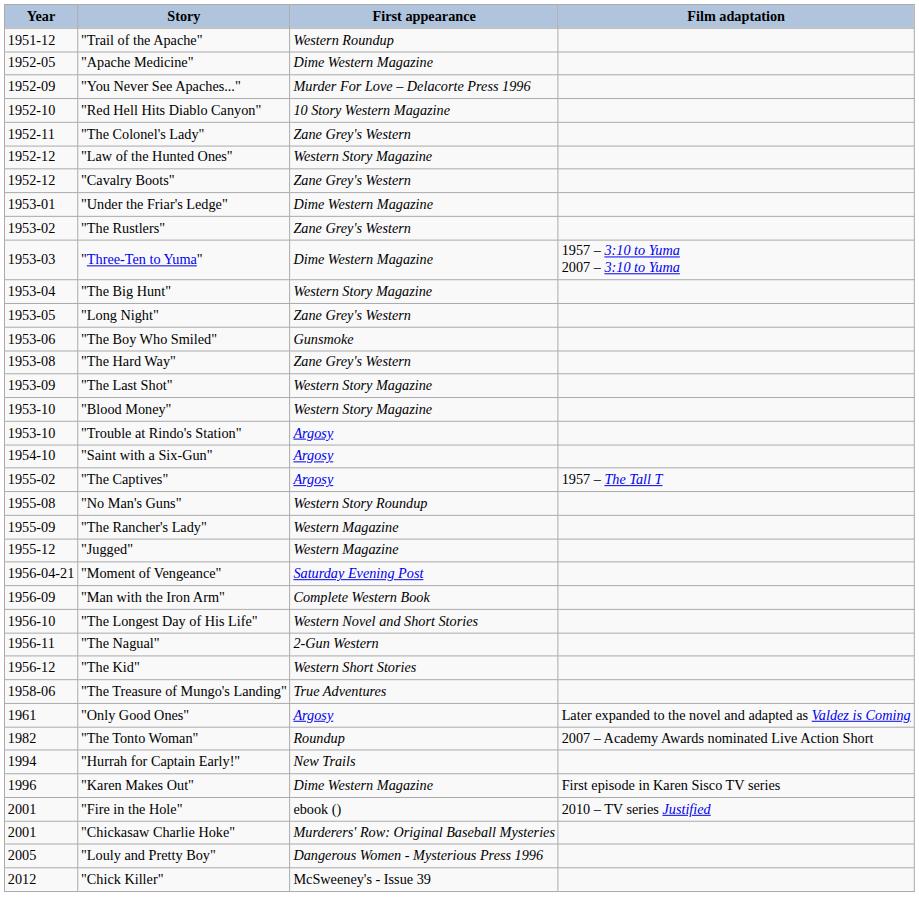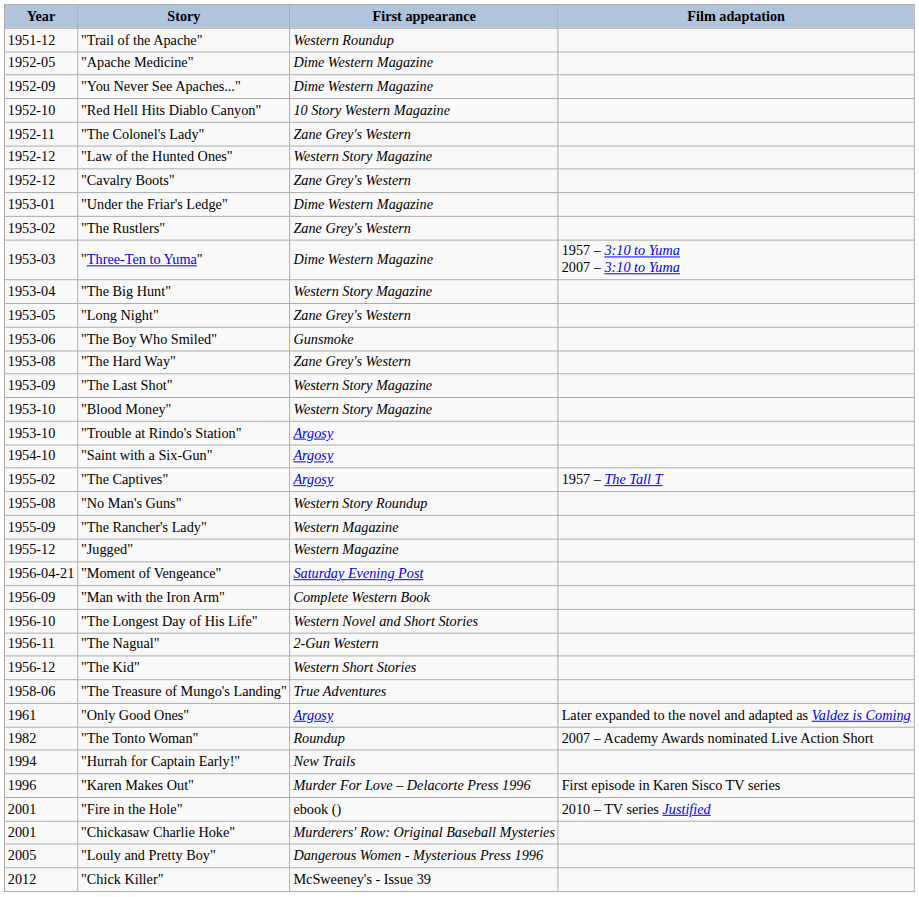(412, 87) Murder For Love – Delacorte Press 1996 -> (363, 87) Dime Western Magazine
(363, 785) Dime Western Magazine -> (412, 785) Murder For Love – Delacorte Press 1996
